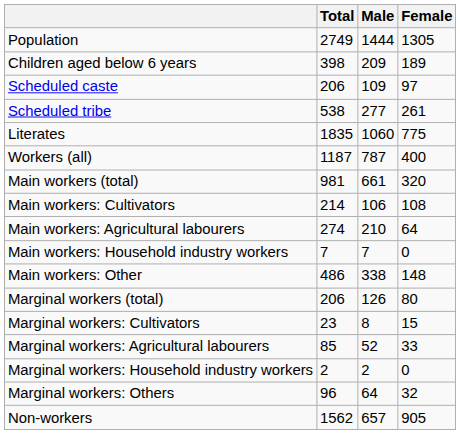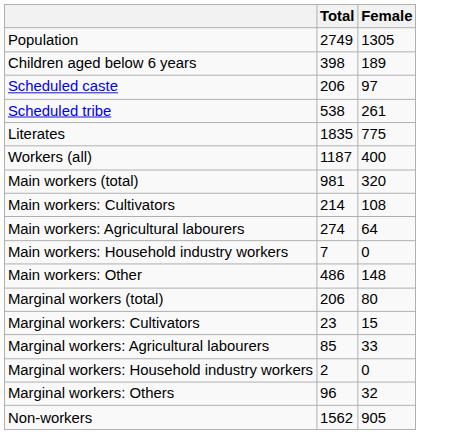- column: (378, 16)
